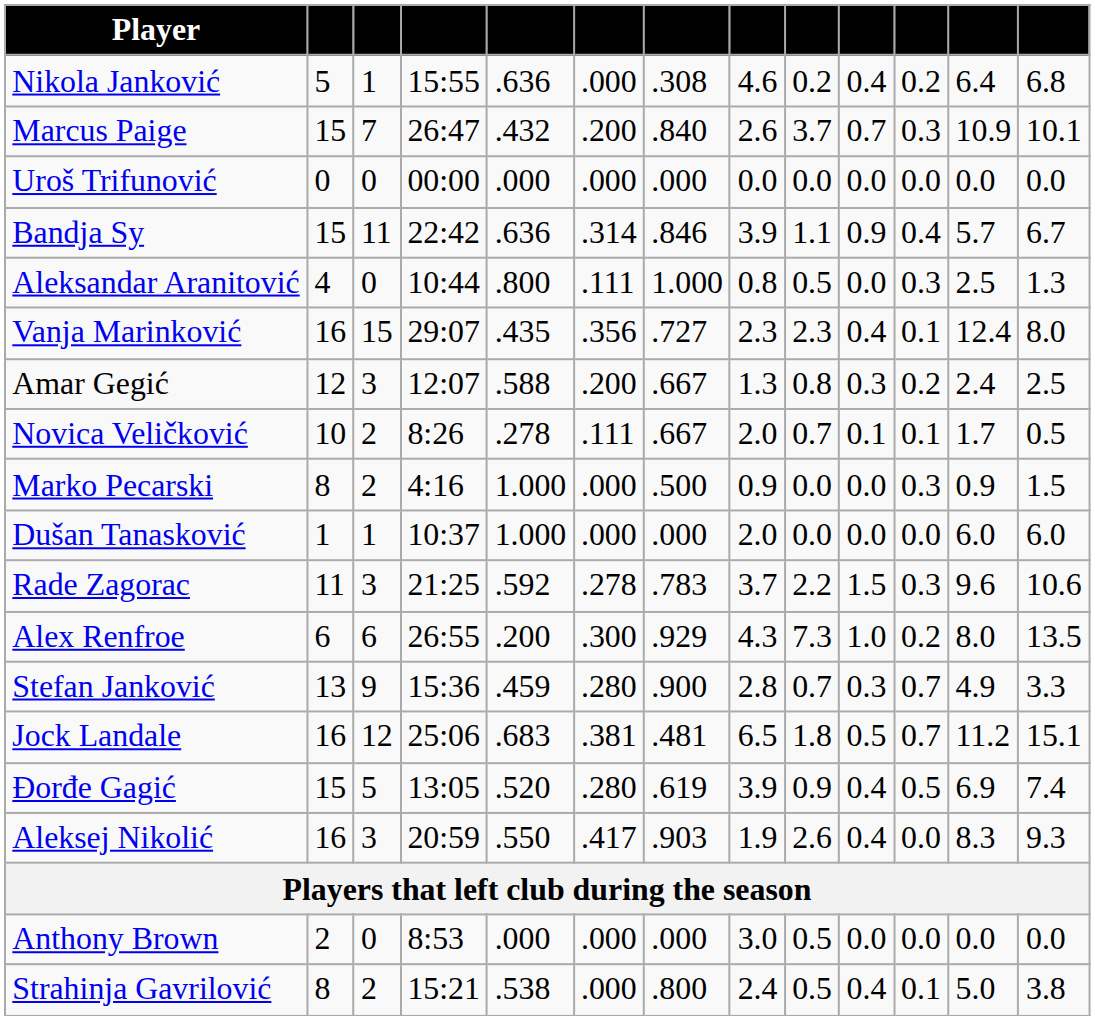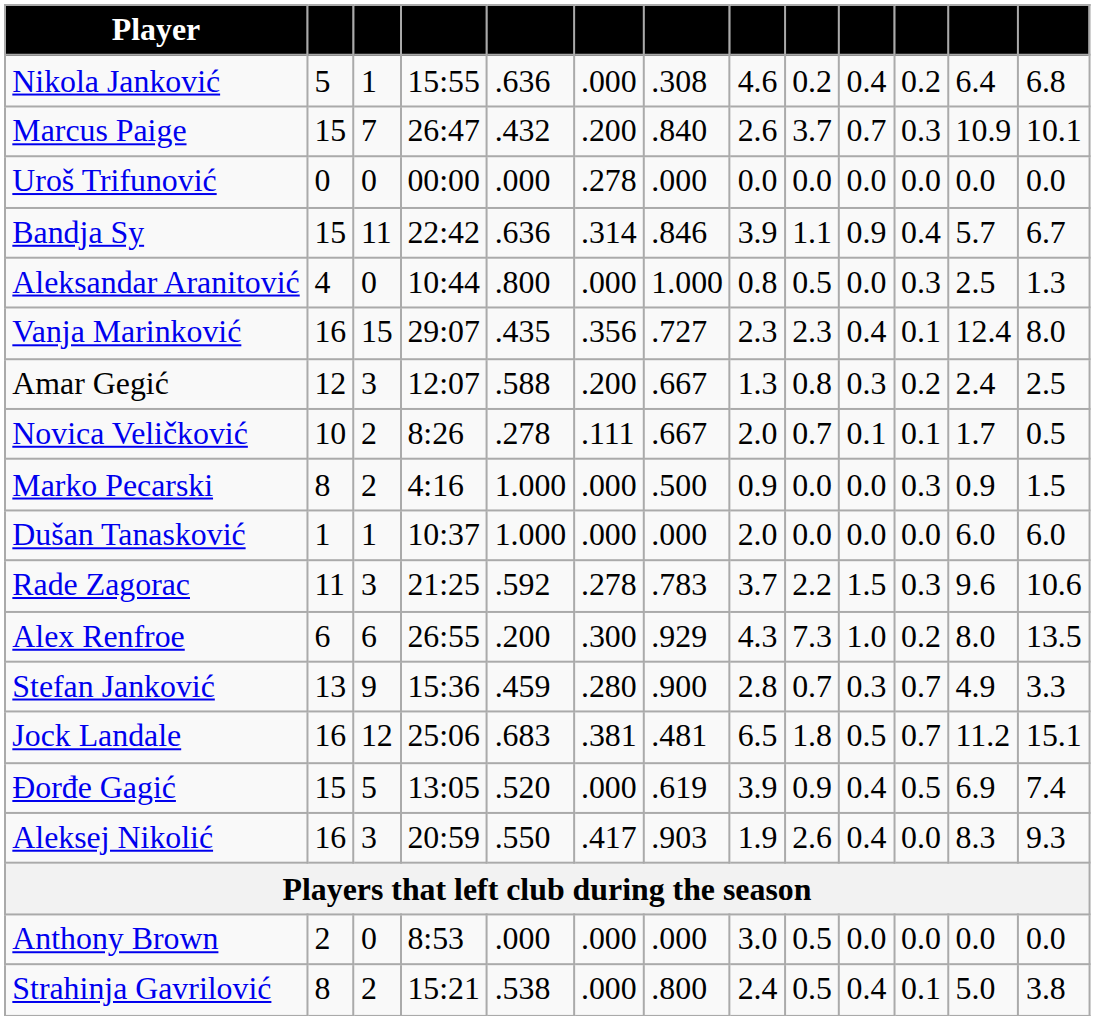(609, 181) .000 -> (609, 181) .278
(608, 282) .111 -> (609, 282) .000
(609, 787) .280 -> (609, 787) .000
